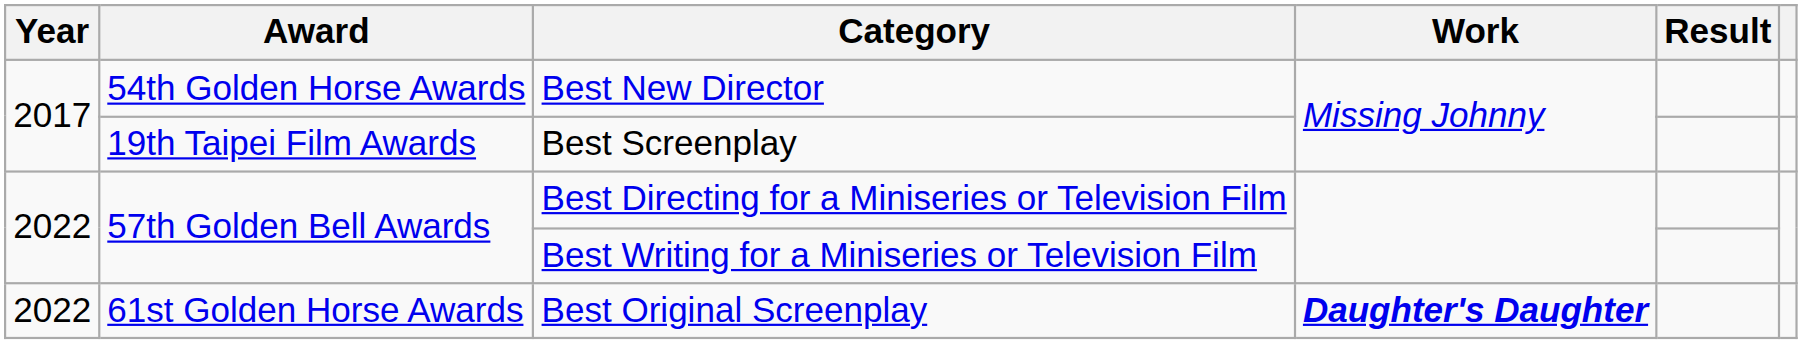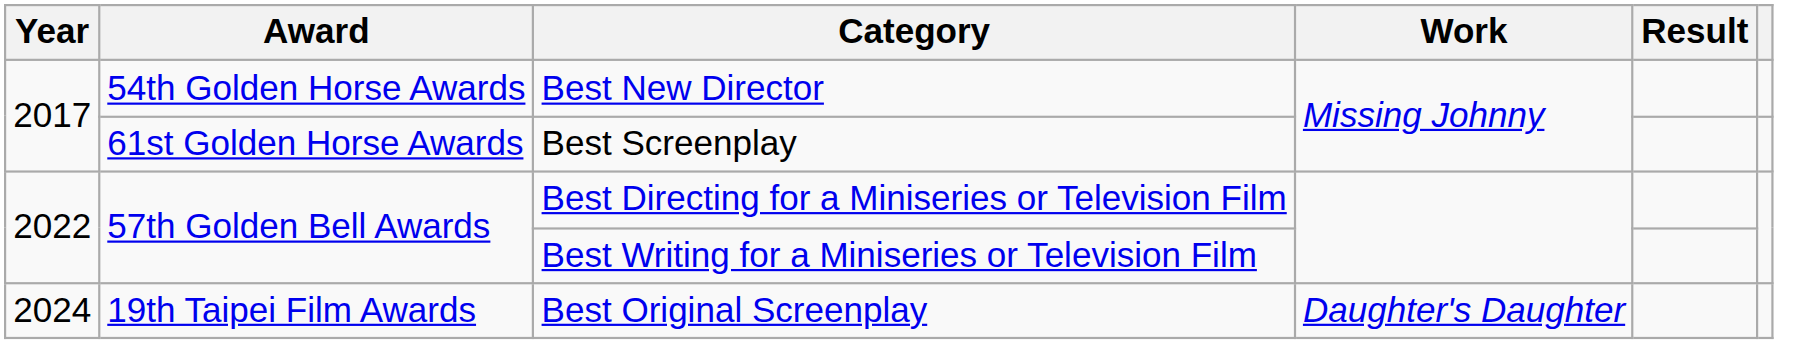(292, 143) 19th Taipei Film Awards -> (315, 143) 61st Golden Horse Awards
(52, 310) 2022 -> (52, 310) 2024
(315, 310) 61st Golden Horse Awards -> (292, 310) 19th Taipei Film Awards
(1475, 310) bold -> (1464, 310) normal
